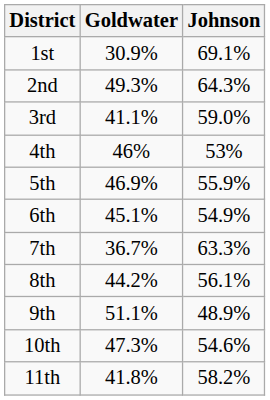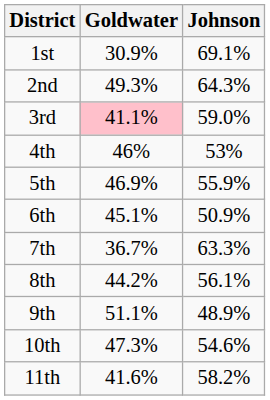(131, 118) no background -> (131, 118) pink background
(224, 215) 54.9% -> (224, 215) 50.9%
(131, 378) 41.8% -> (131, 378) 41.6%
